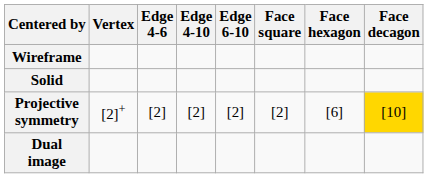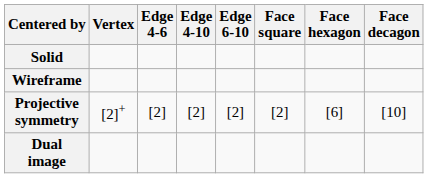rows swapped: (47, 80) <-> (47, 56)
(394, 112) gold background -> (394, 112) no background
